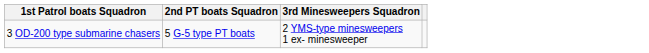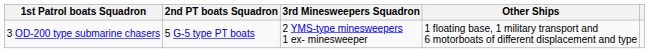+ column: (531, 12)
